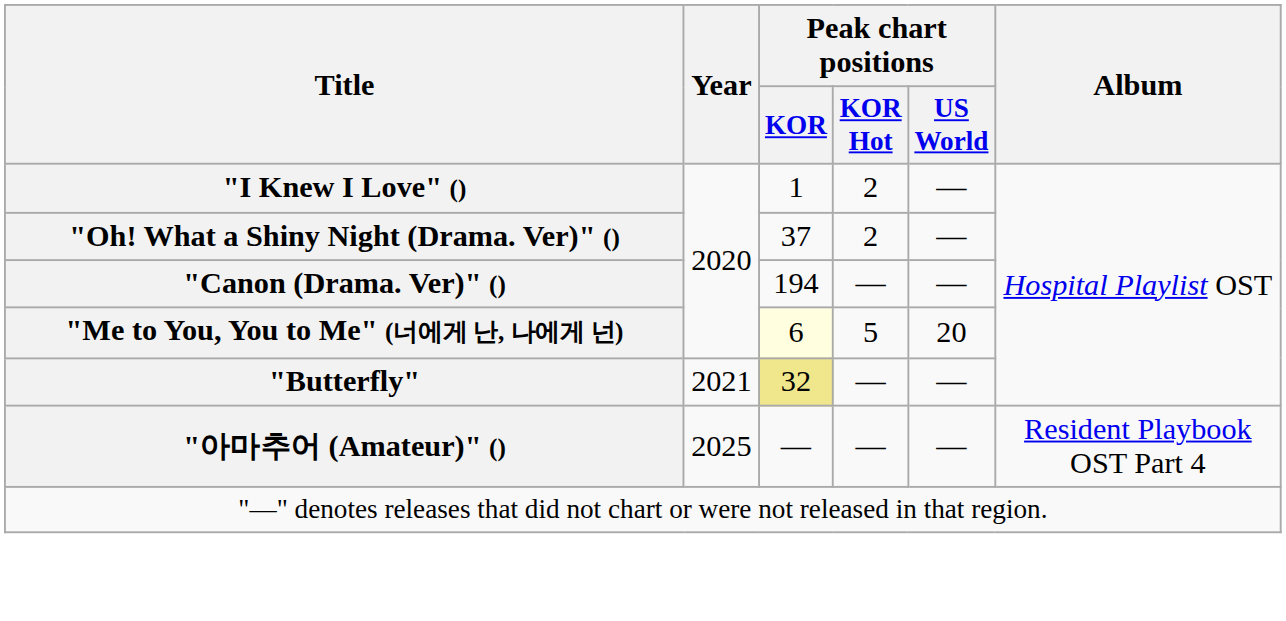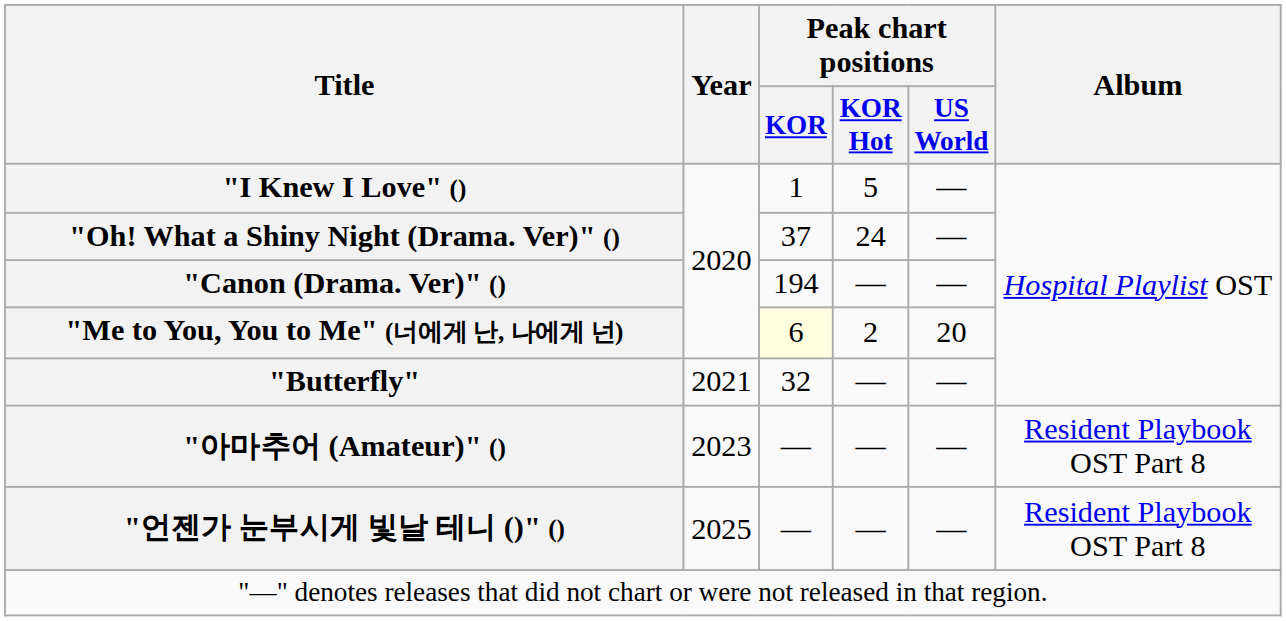(871, 187) 2 -> (871, 187) 5
(871, 235) 2 -> (871, 235) 24
(871, 332) 5 -> (871, 332) 2
(796, 381) khaki background -> (796, 381) no background
(721, 446) 2025 -> (721, 446) 2023
(1138, 446) Resident Playbook OST Part 4 -> (1138, 446) Resident Playbook OST Part 8
+ row: (345, 527)
